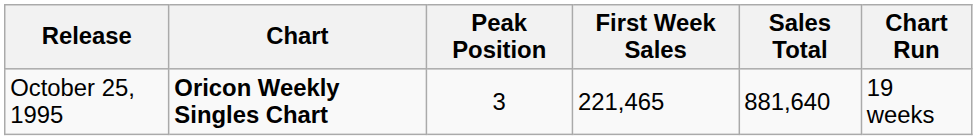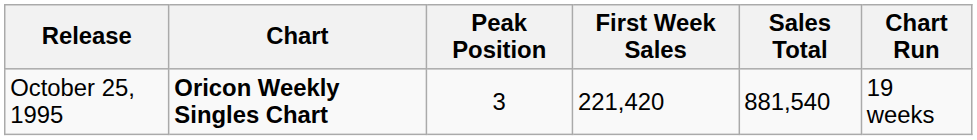(621, 101) 221,465 -> (621, 101) 221,420
(787, 101) 881,640 -> (787, 101) 881,540
